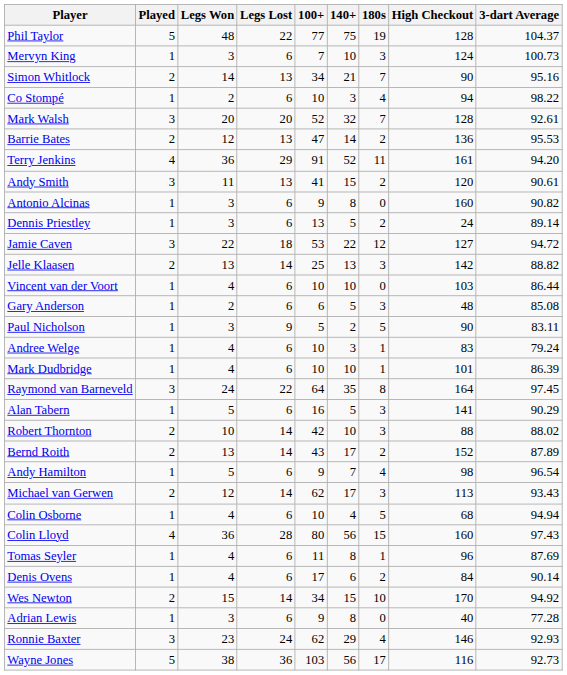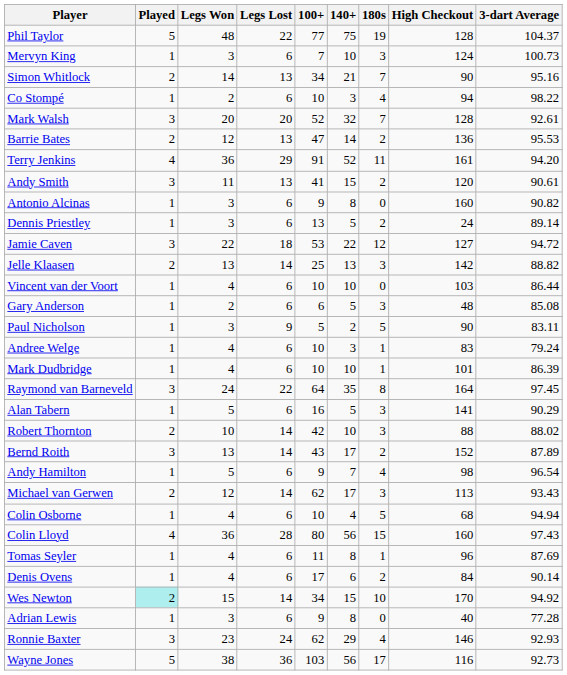(172, 451) 2 -> (172, 451) 3
(172, 597) no background -> (172, 597) paleturquoise background
